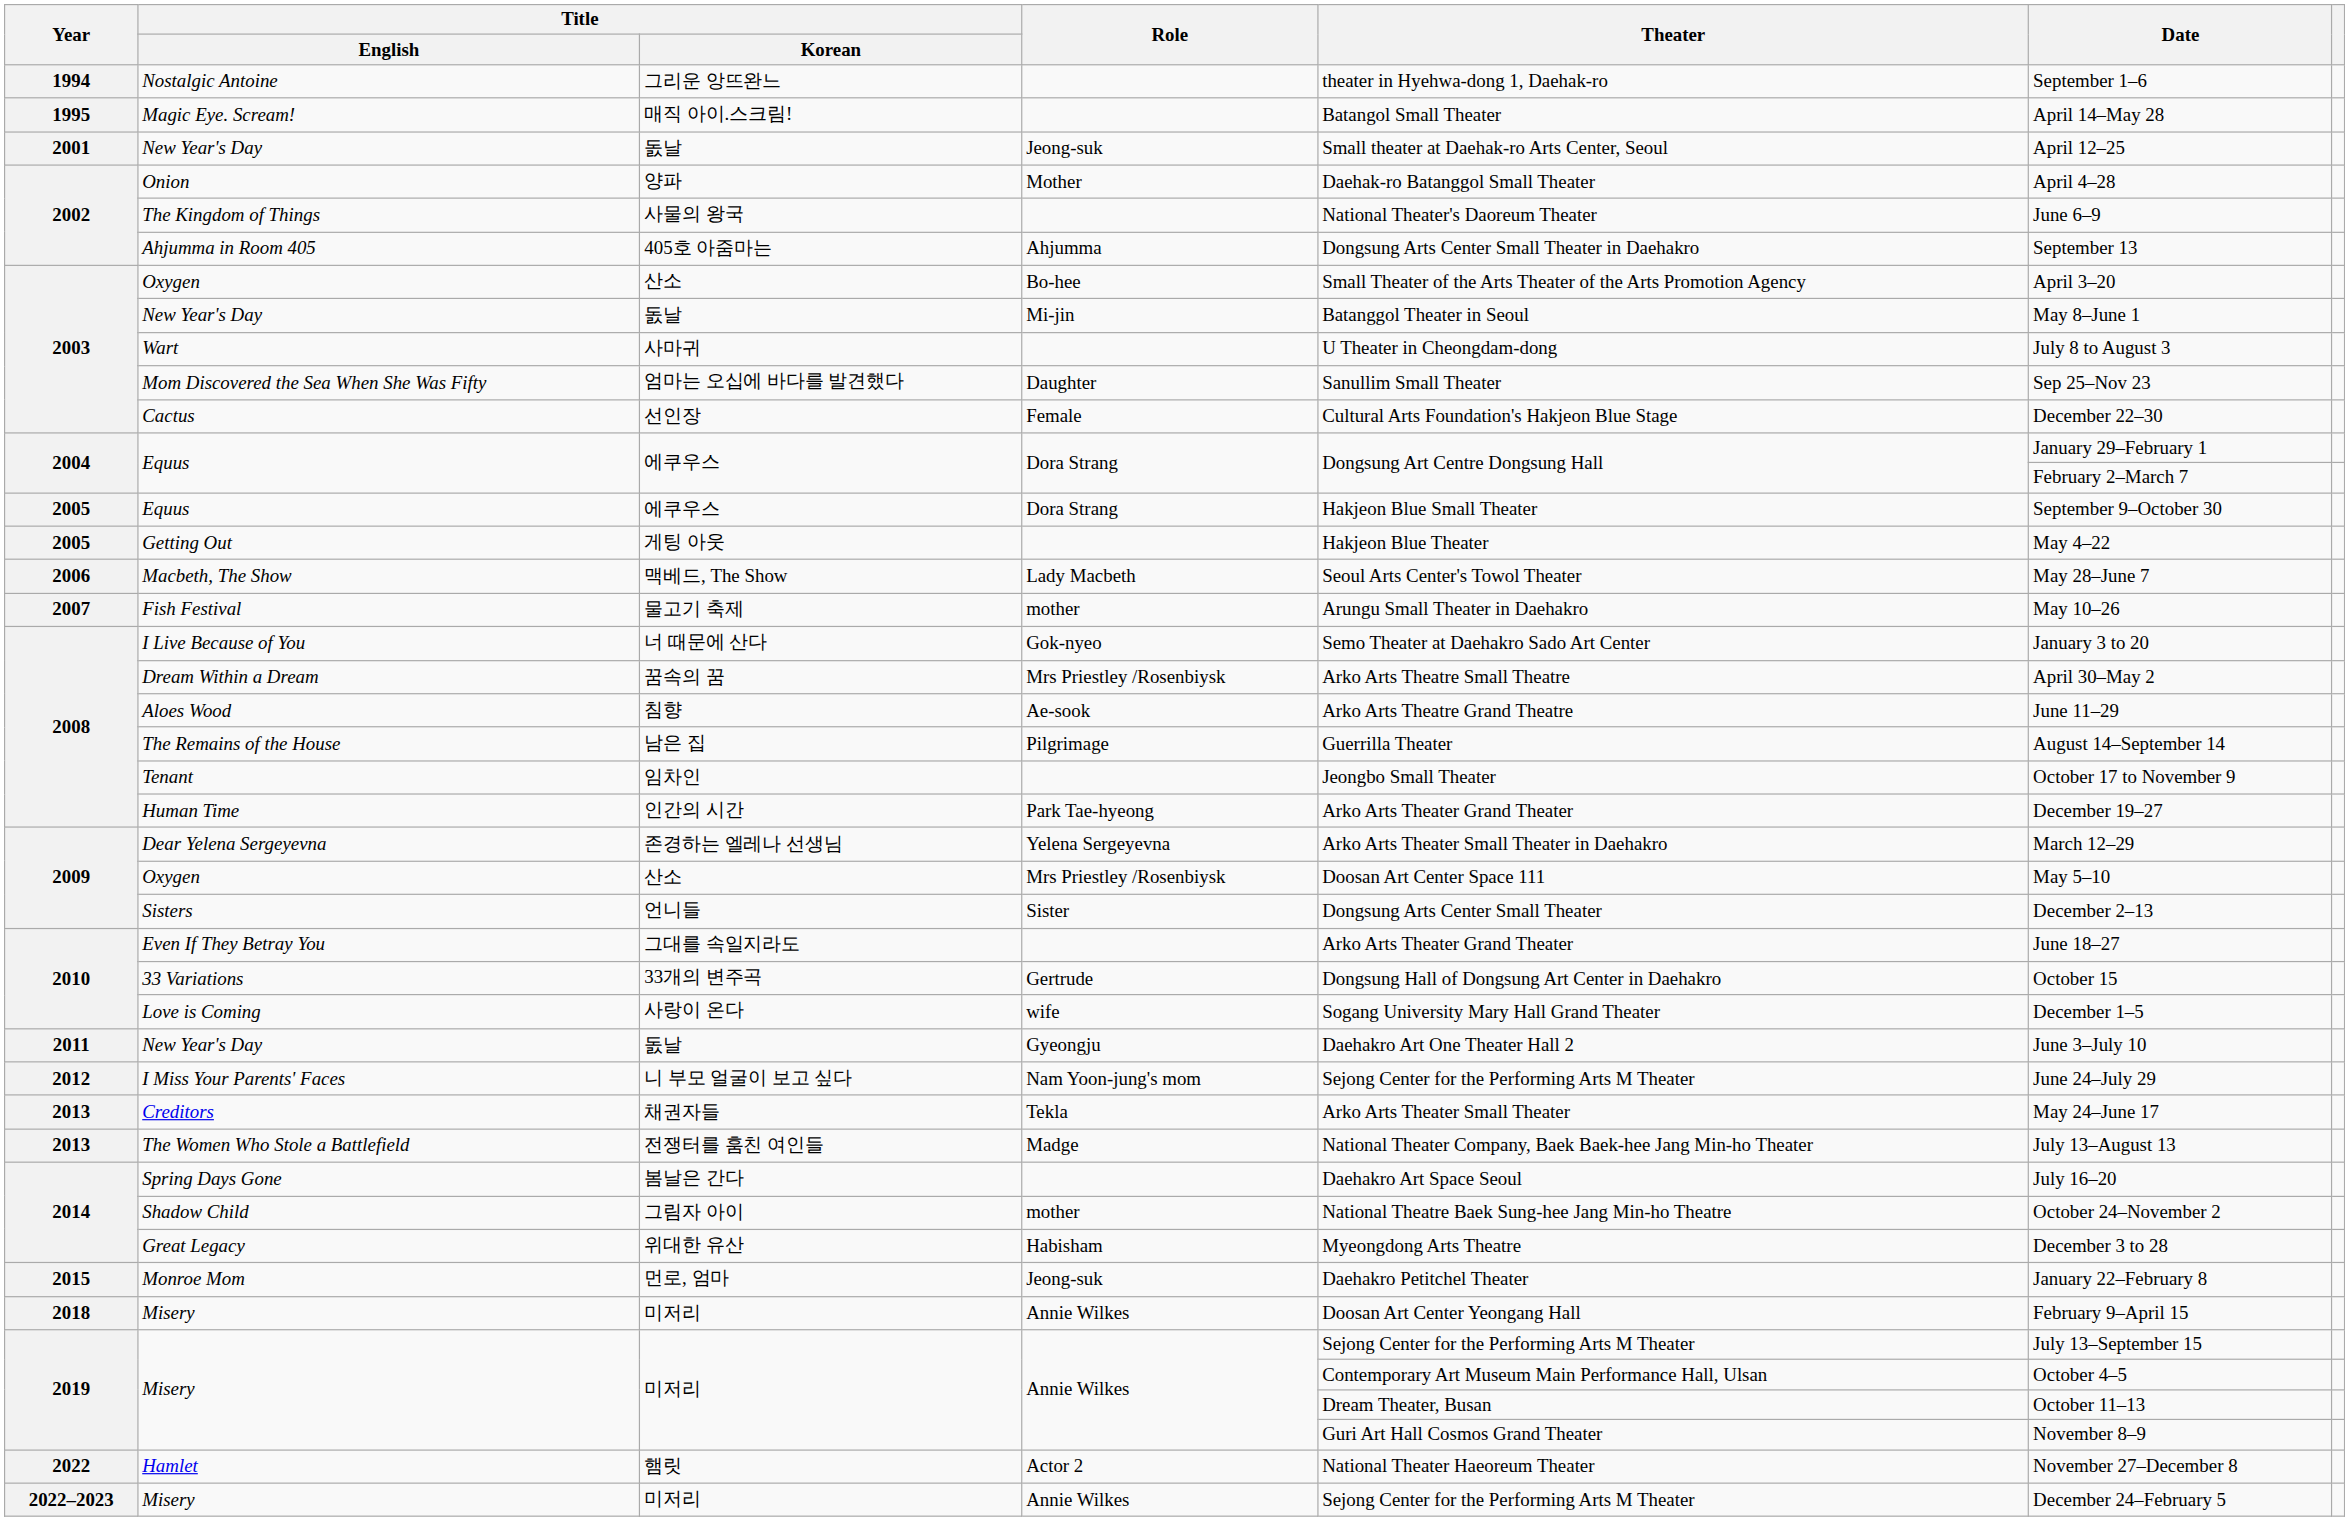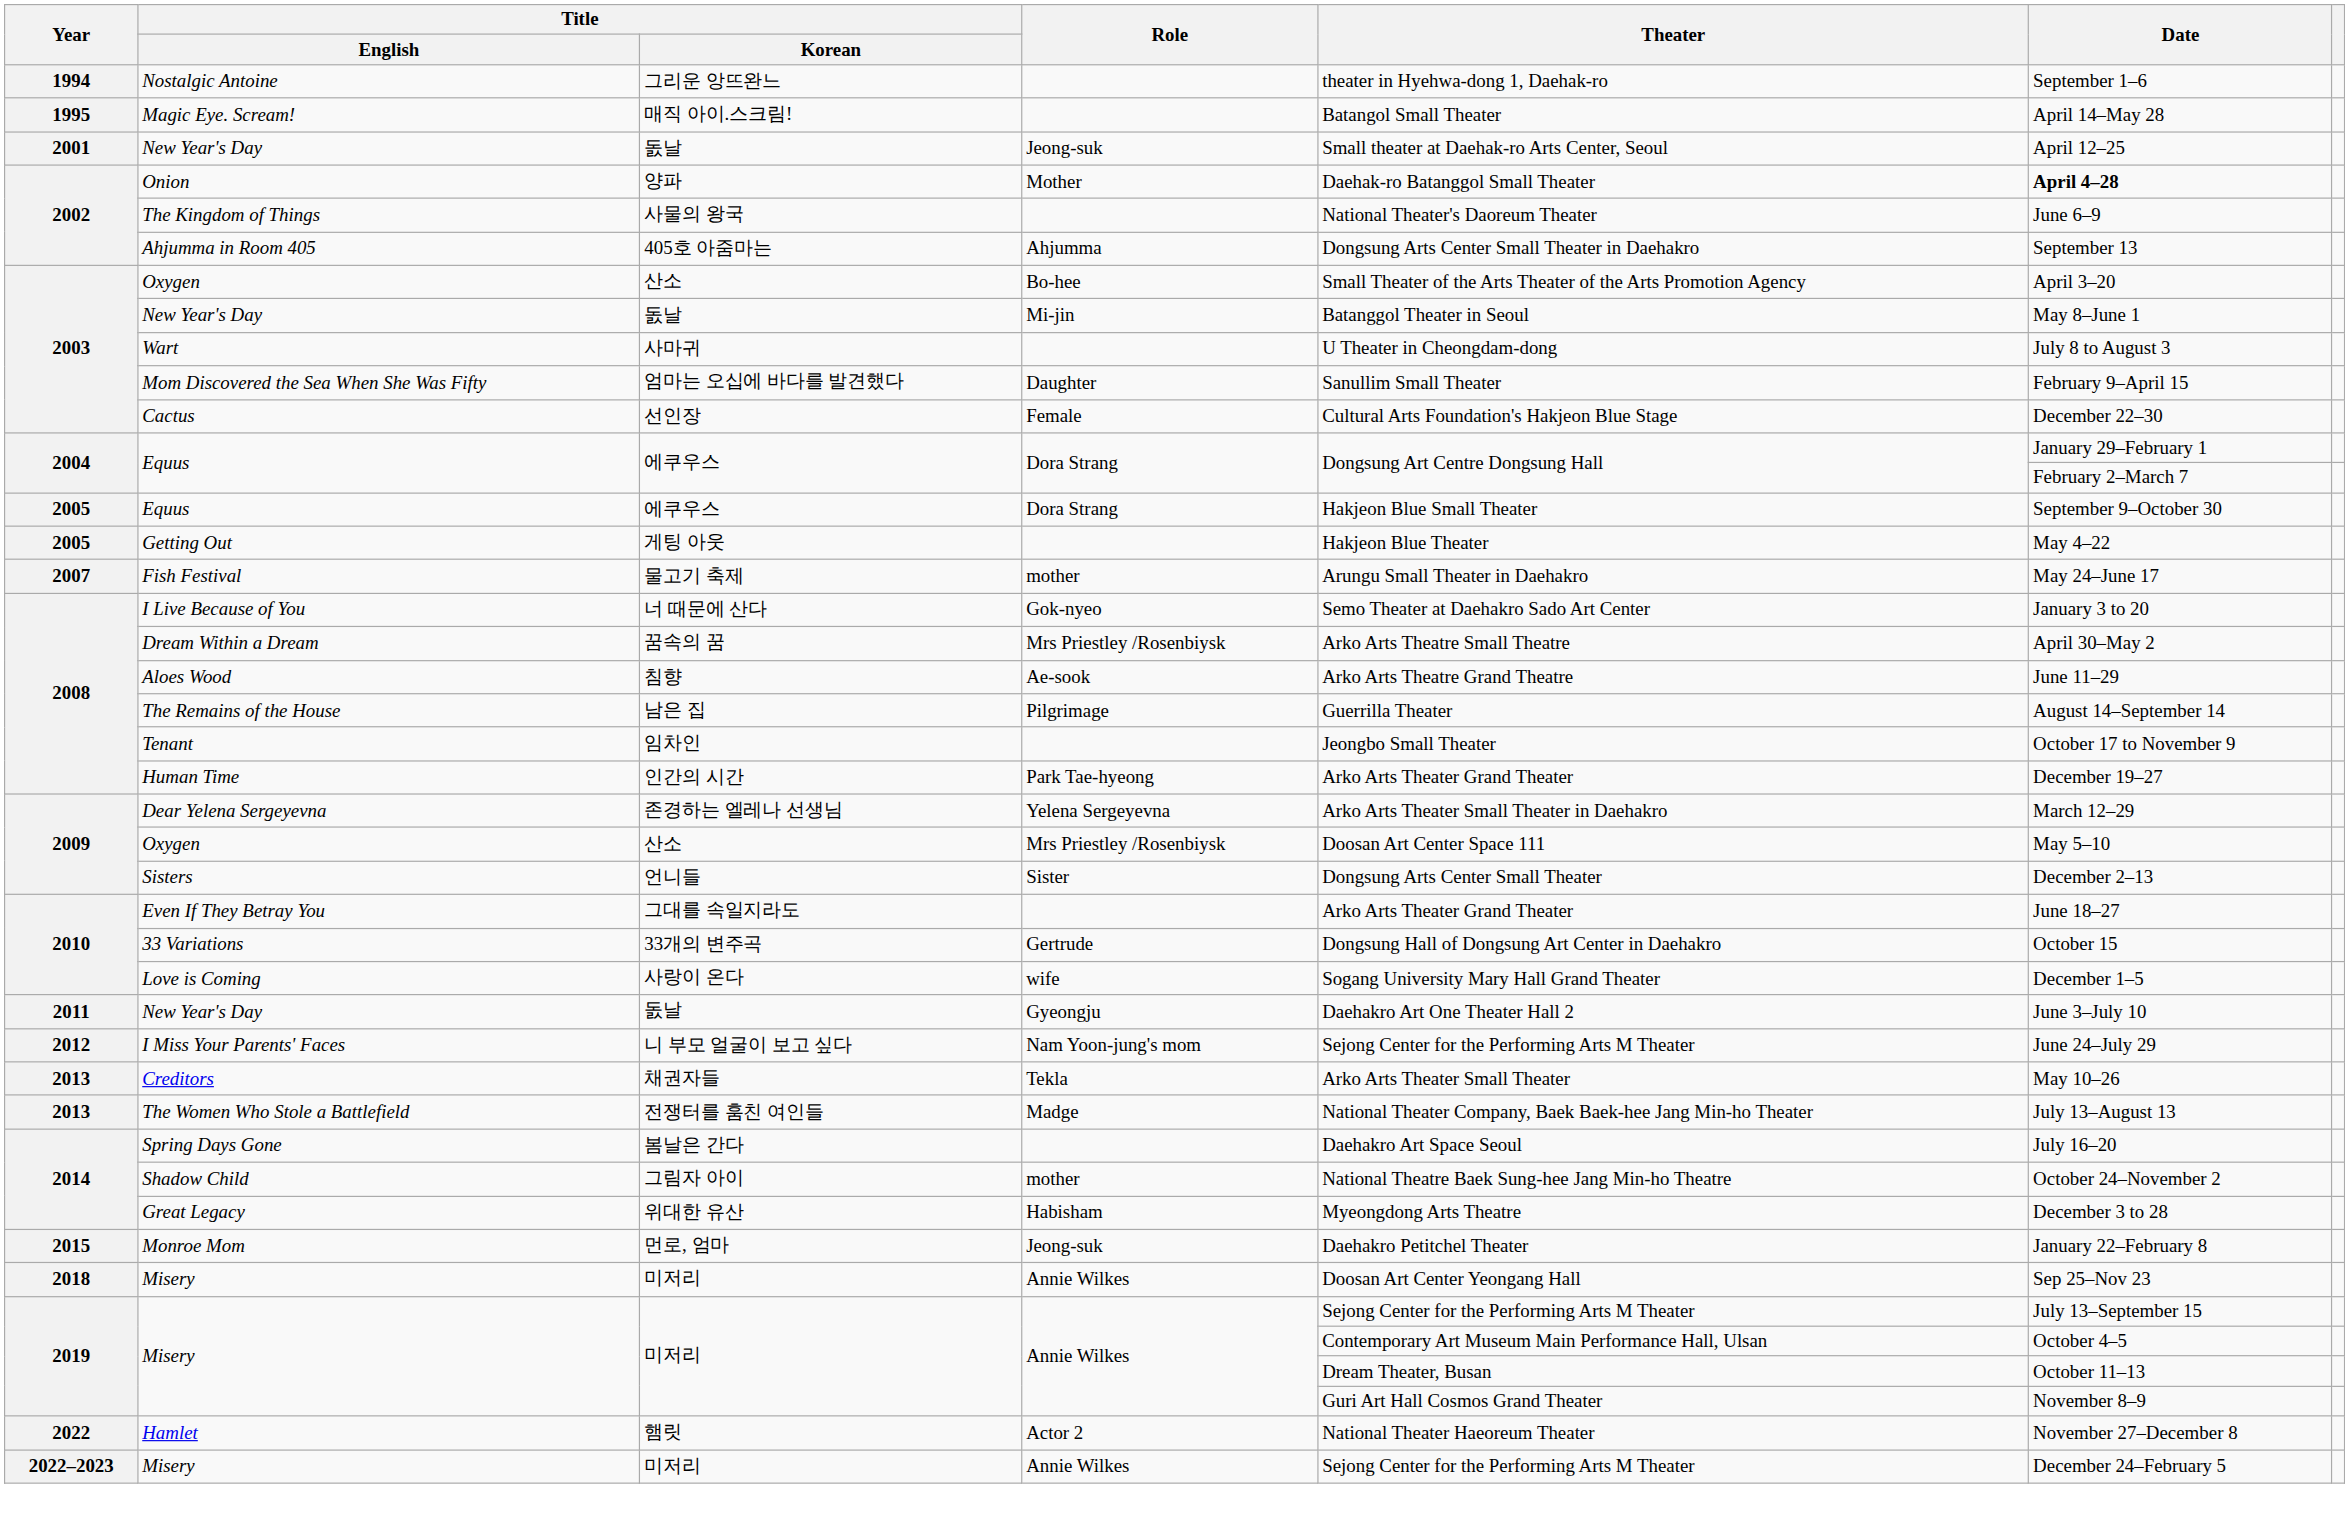(2074, 181) normal -> (2076, 181) bold
(2092, 382) Sep 25–Nov 23 -> (2111, 382) February 9–April 15
- row: (71, 576)
(2076, 609) May 10–26 -> (2096, 576) May 24–June 17
(2096, 1112) May 24–June 17 -> (2076, 1078) May 10–26
(2111, 1312) February 9–April 15 -> (2092, 1279) Sep 25–Nov 23
